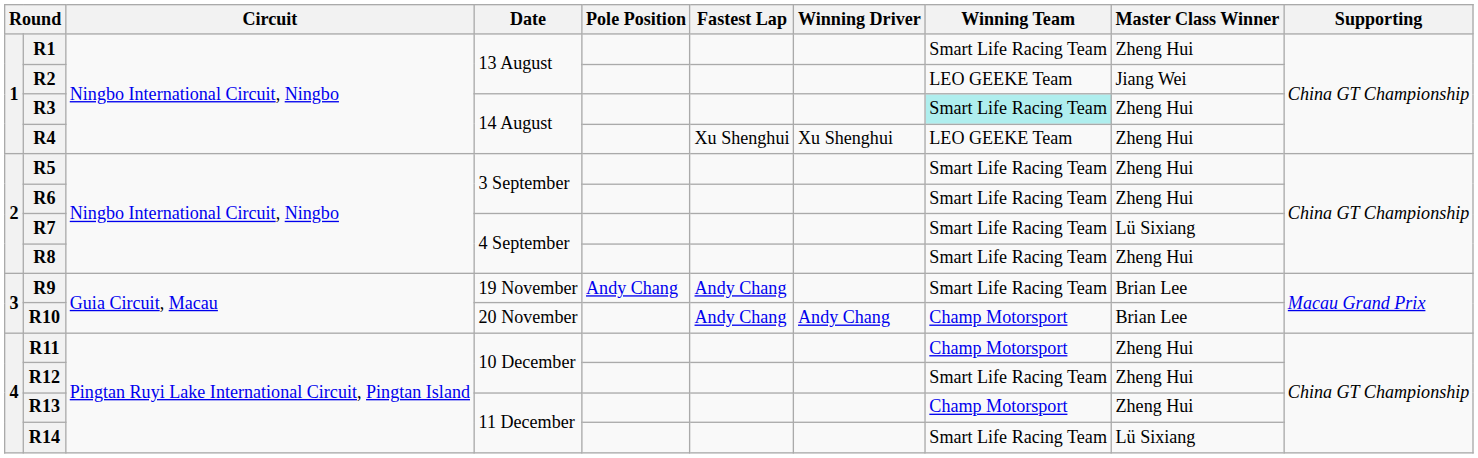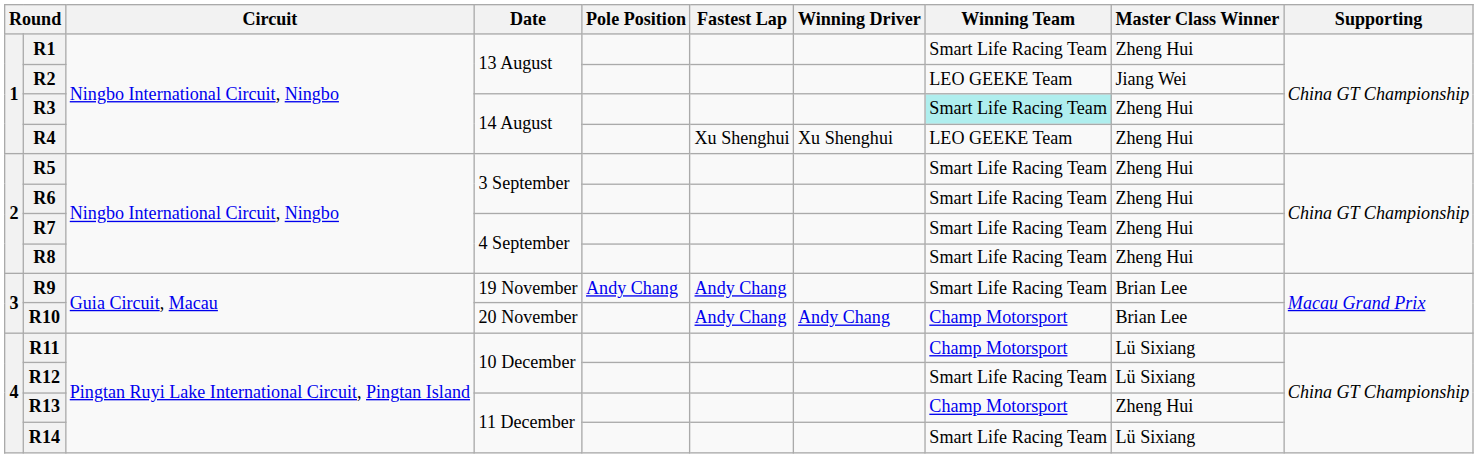(1155, 227) Lü Sixiang -> (1154, 227) Zheng Hui
(1154, 347) Zheng Hui -> (1155, 347) Lü Sixiang
(1154, 377) Zheng Hui -> (1155, 377) Lü Sixiang
